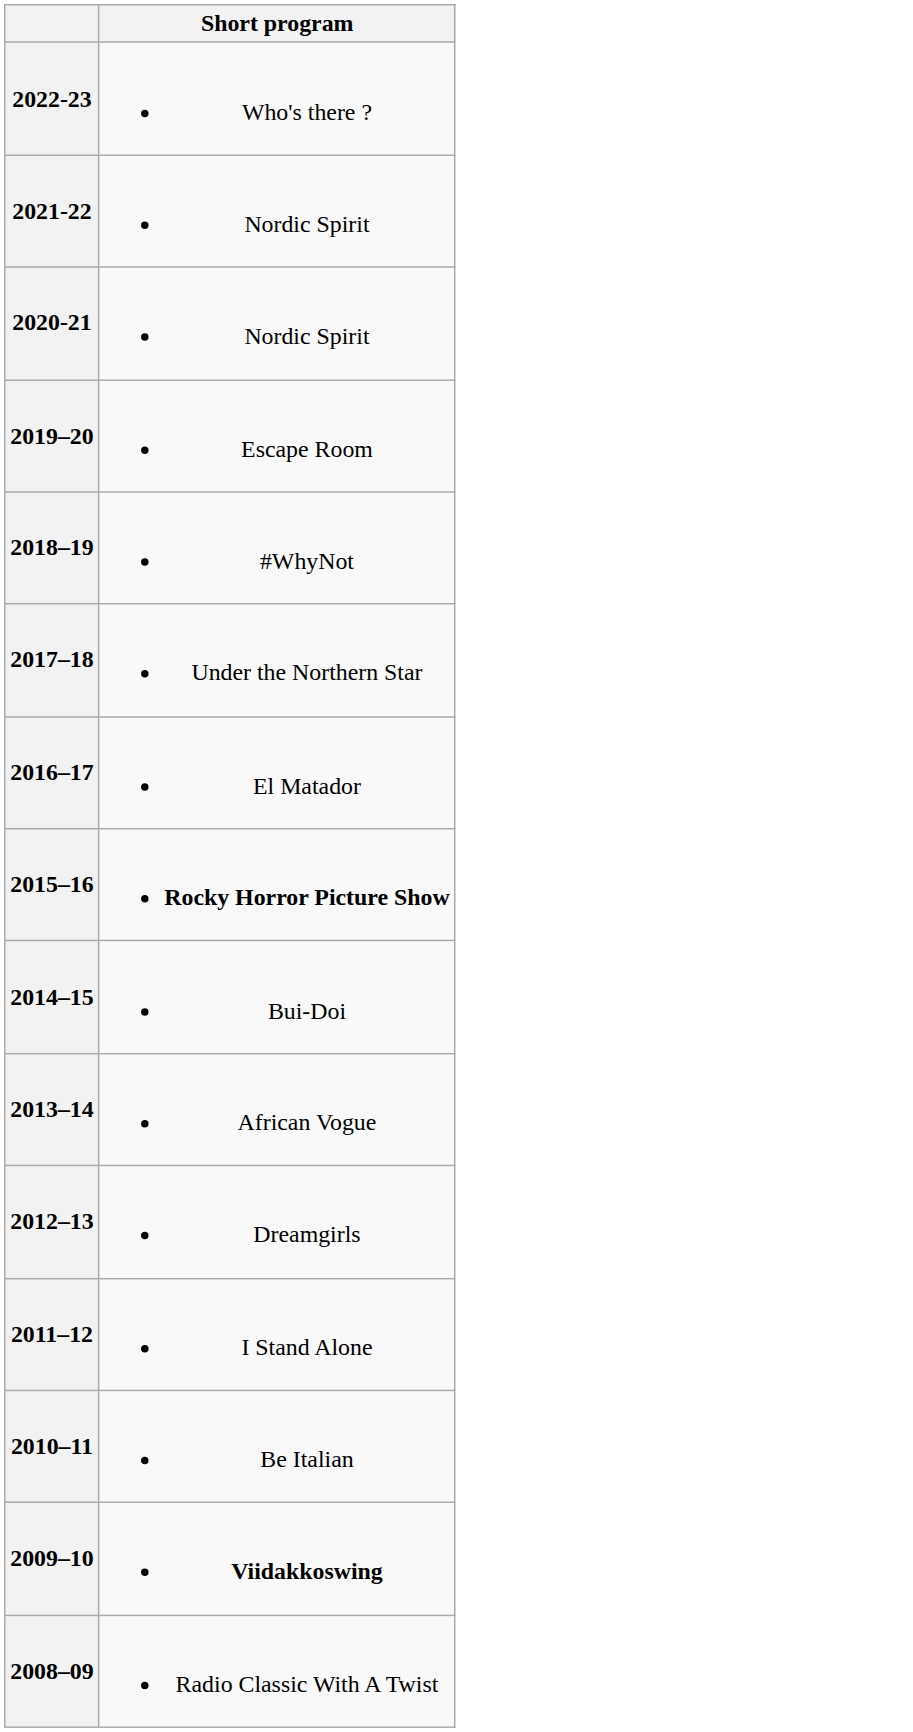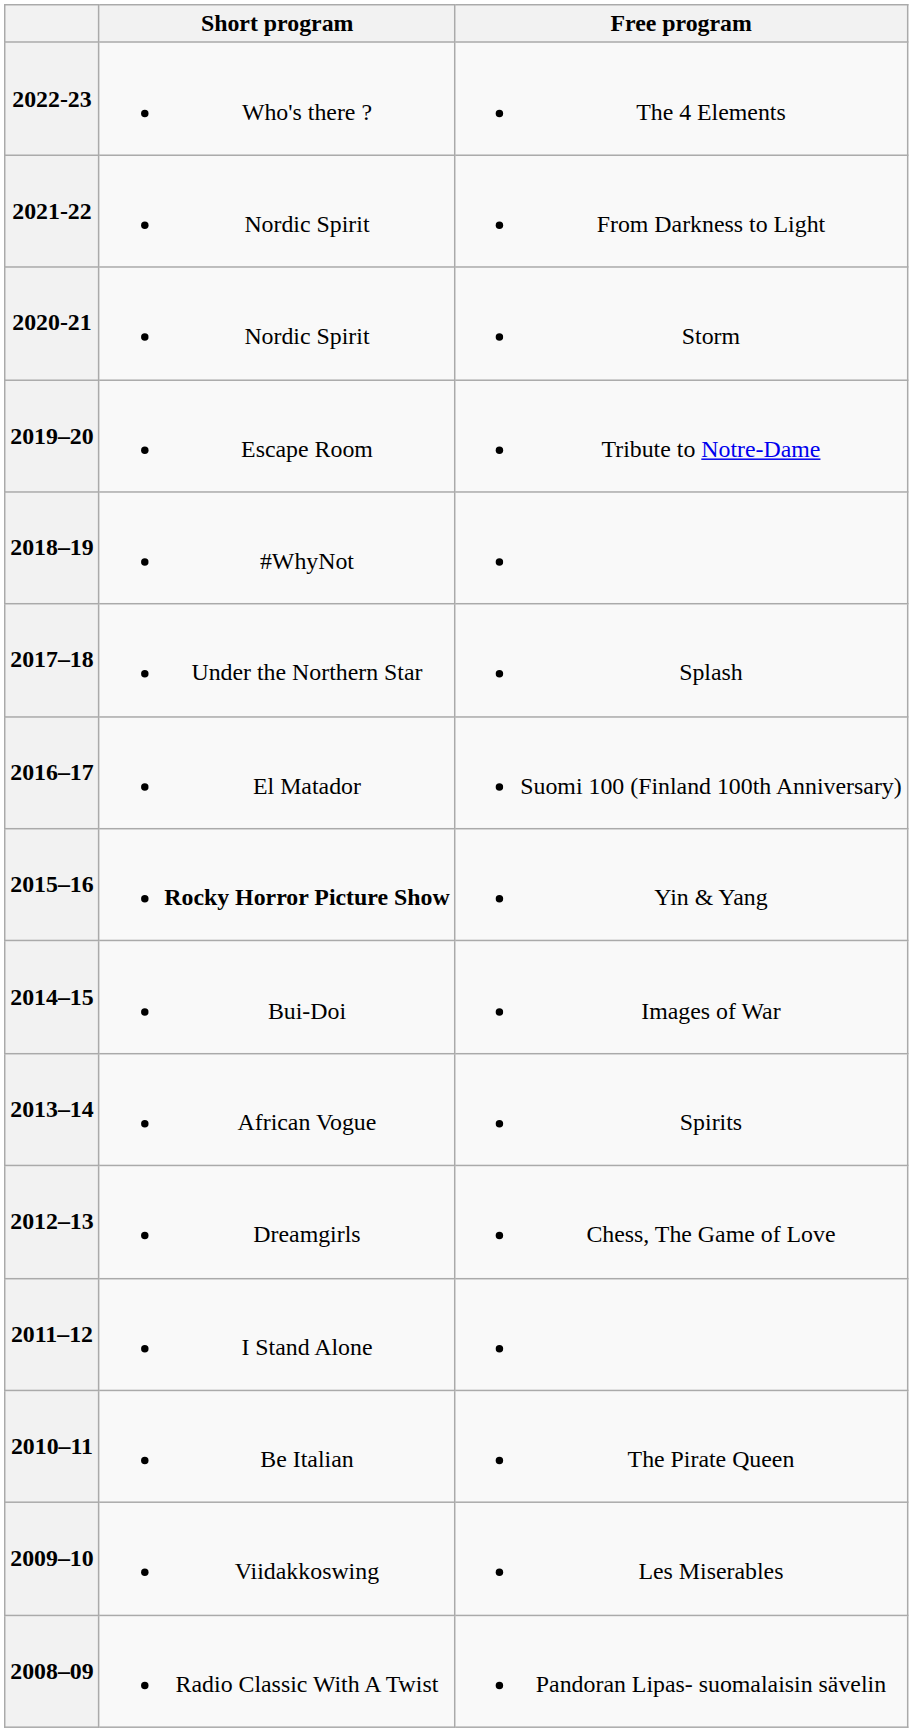+ column: (681, 23)
(277, 1572) bold -> (277, 1572) normal
